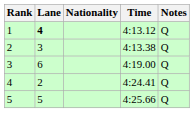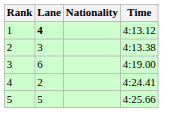- column: (174, 13)
